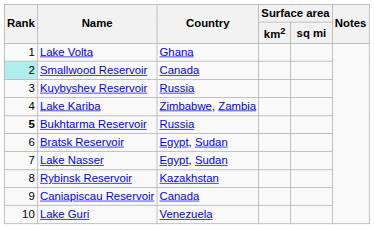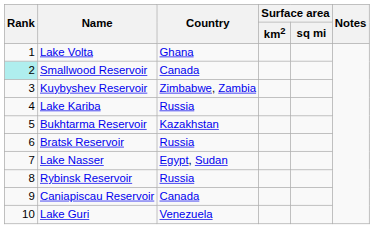(177, 88) Russia -> (208, 88) Zimbabwe, Zambia
(208, 106) Zimbabwe, Zambia -> (177, 106) Russia
(32, 124) bold -> (32, 124) normal
(177, 124) Russia -> (189, 124) Kazakhstan
(194, 142) Egypt, Sudan -> (177, 142) Russia
(189, 178) Kazakhstan -> (177, 178) Russia
